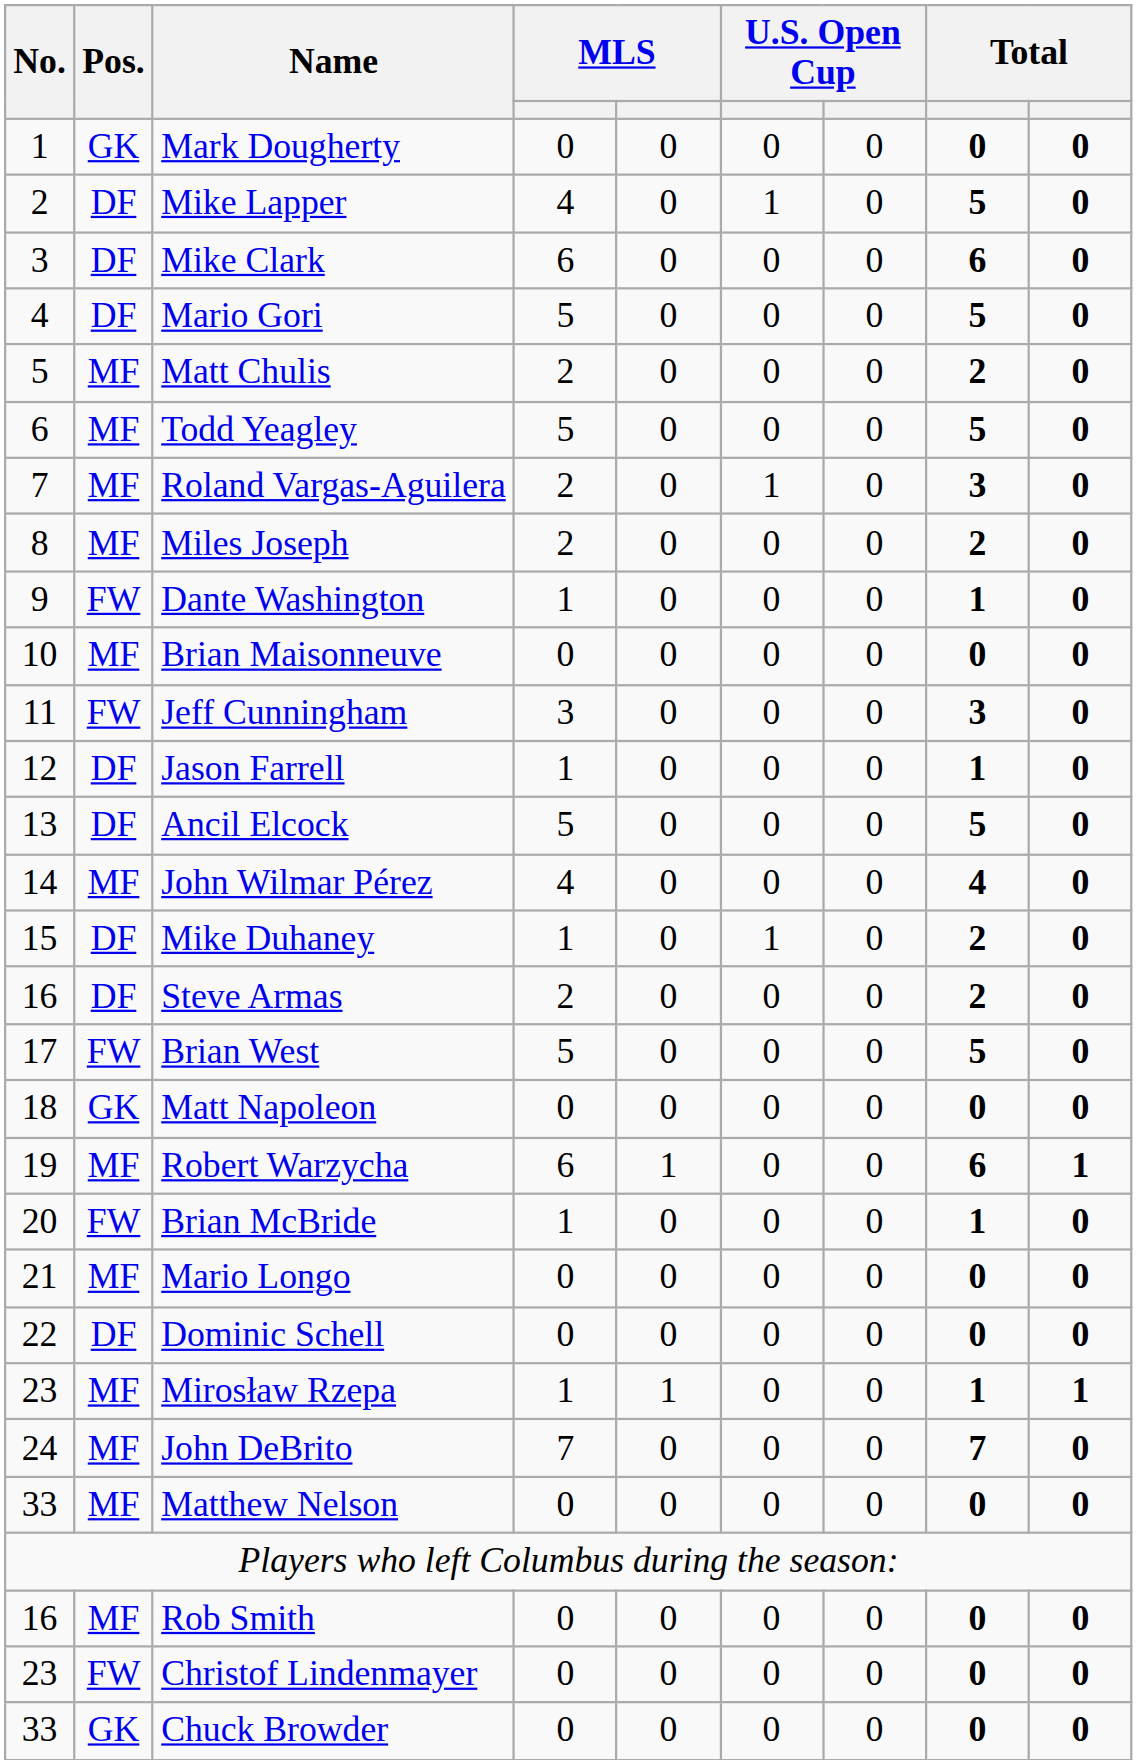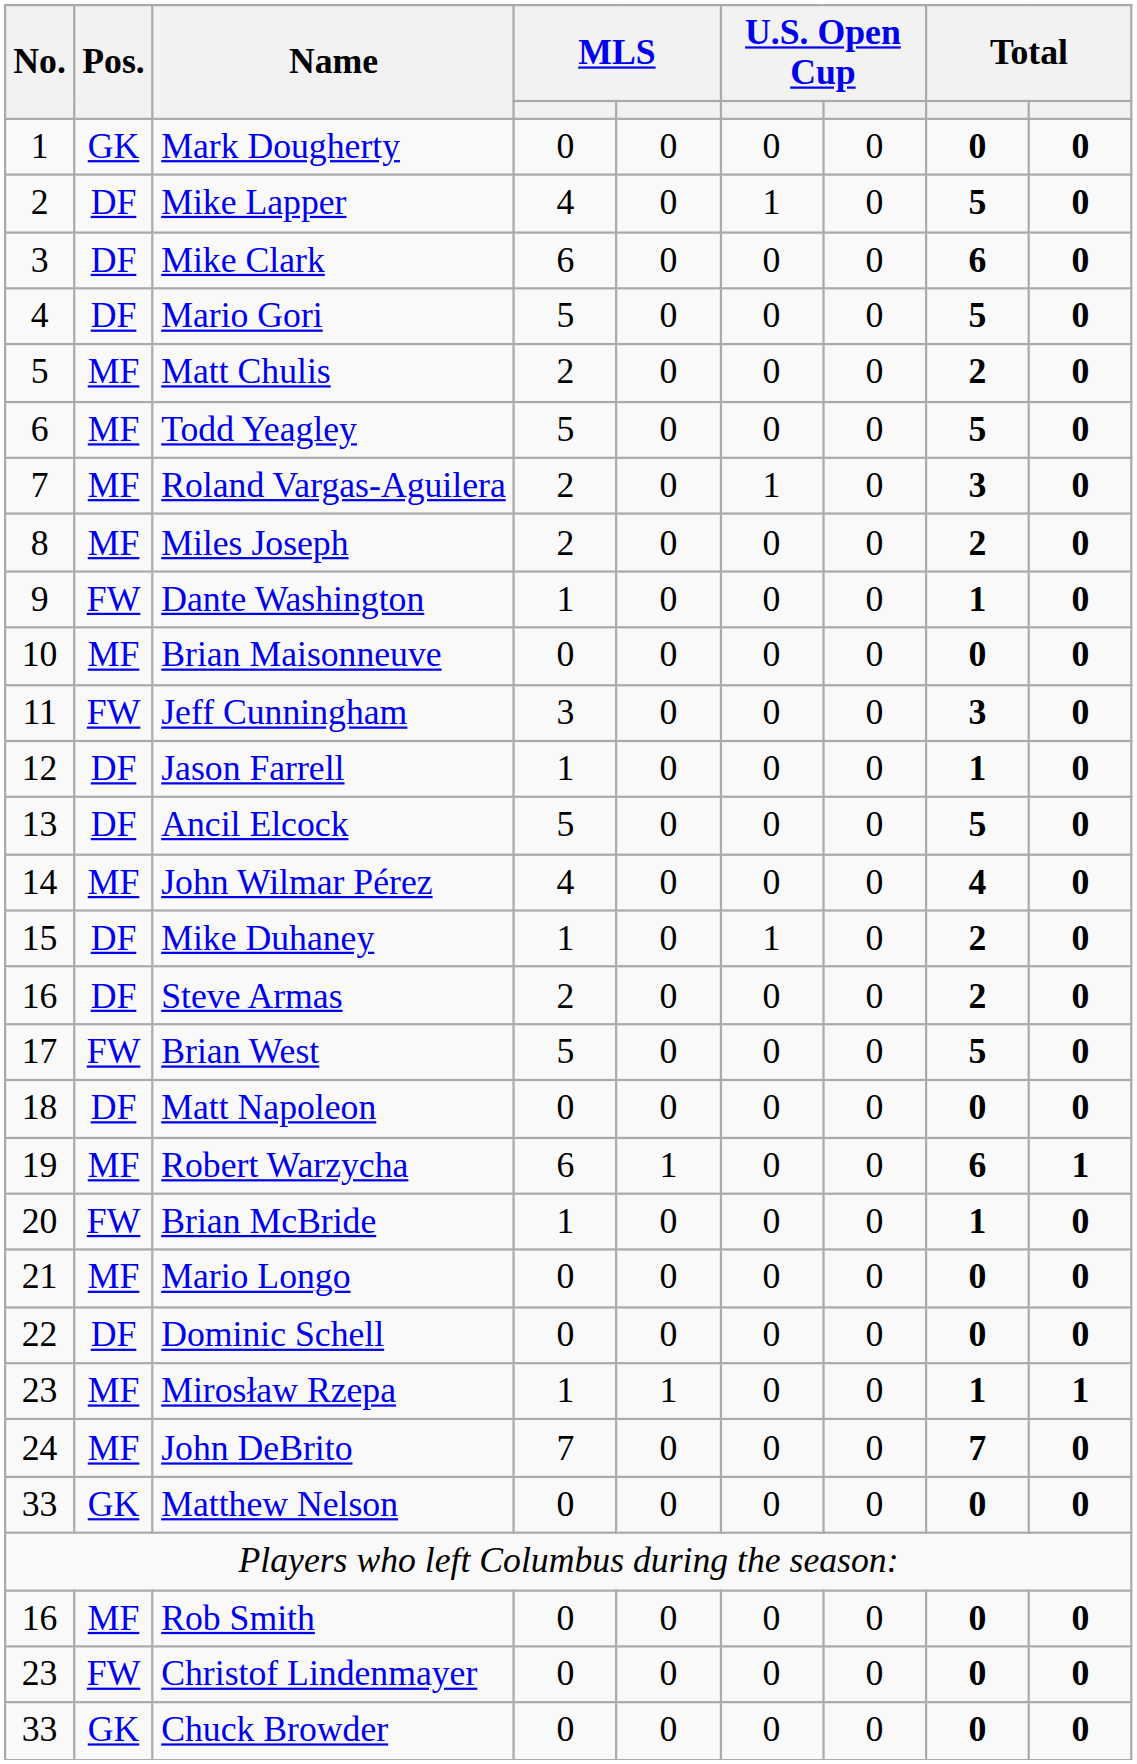(114, 1107) GK -> (114, 1107) DF
(114, 1504) MF -> (114, 1504) GK
